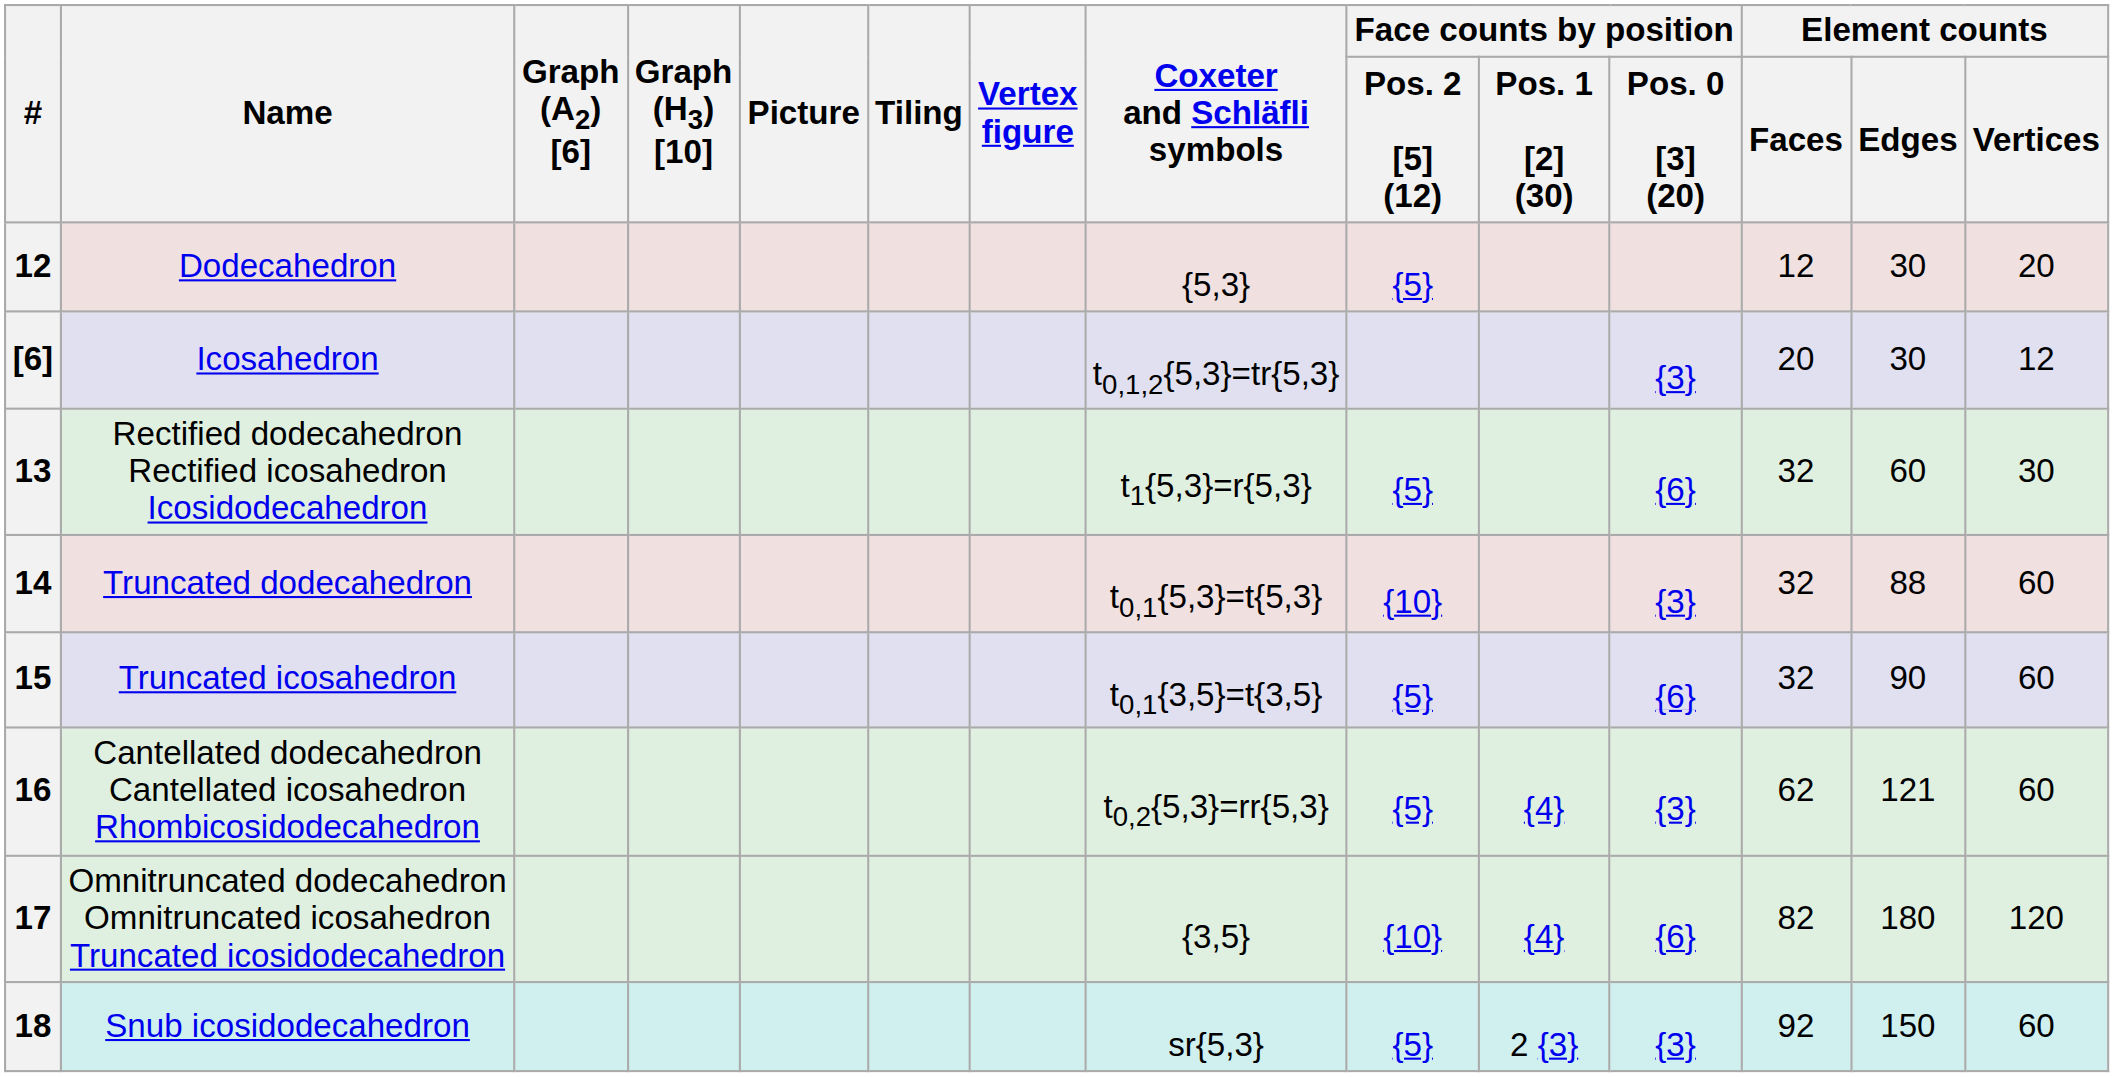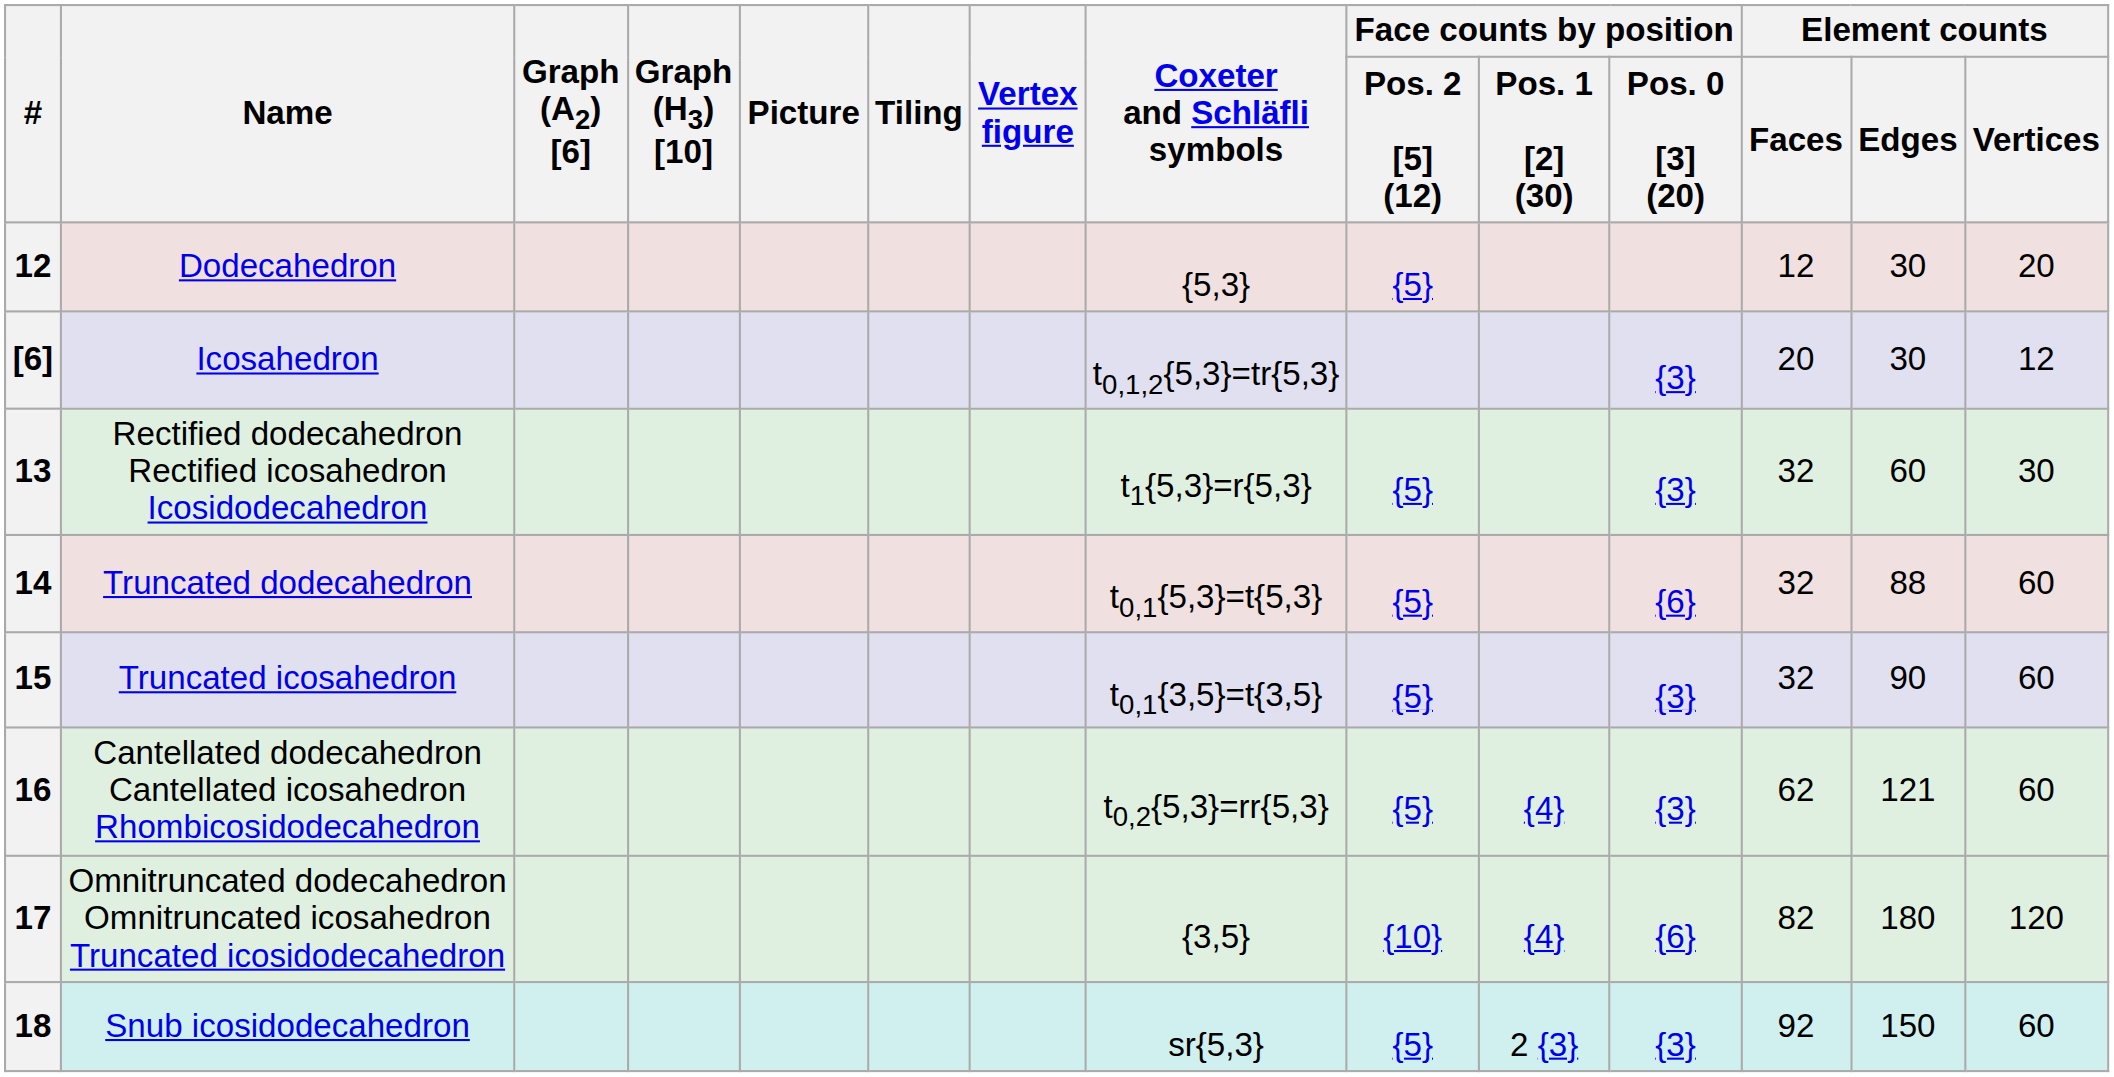(1676, 489) {6} -> (1676, 489) {3}
(1413, 601) {10} -> (1413, 601) {5}
(1676, 601) {3} -> (1676, 601) {6}
(1676, 697) {6} -> (1676, 697) {3}
